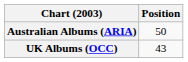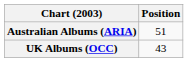(161, 31) 50 -> (161, 31) 51
